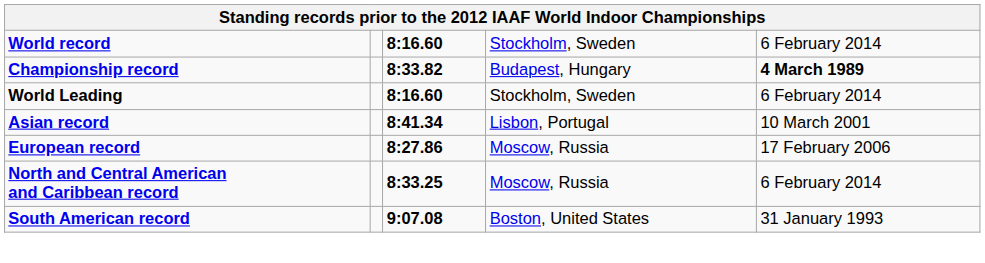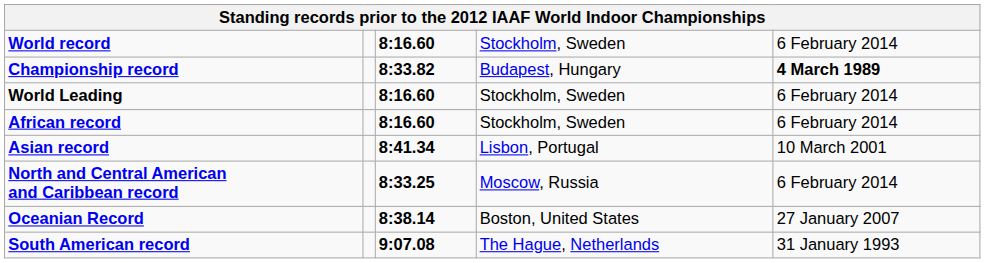+ row: (65, 122)
- row: (74, 148)
+ row: (76, 219)
(569, 219) Boston, United States -> (569, 245) The Hague, Netherlands
